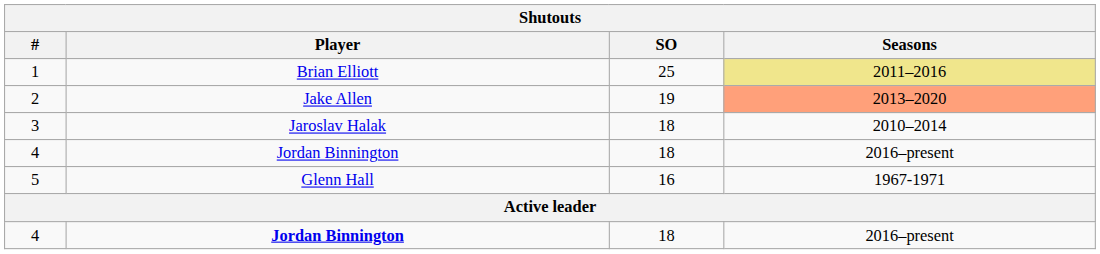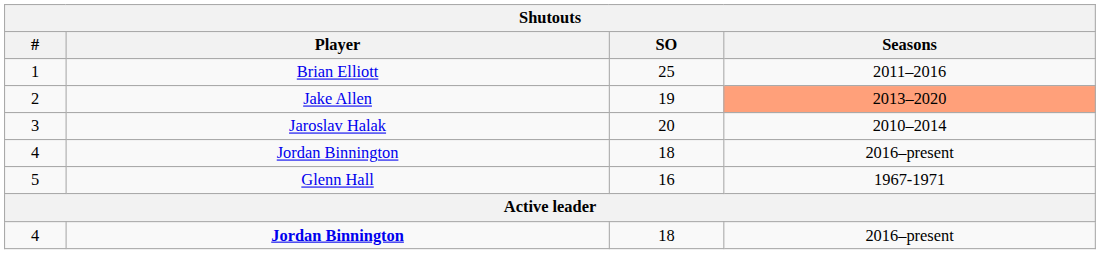(910, 72) khaki background -> (910, 72) no background
(666, 126) 18 -> (666, 126) 20
